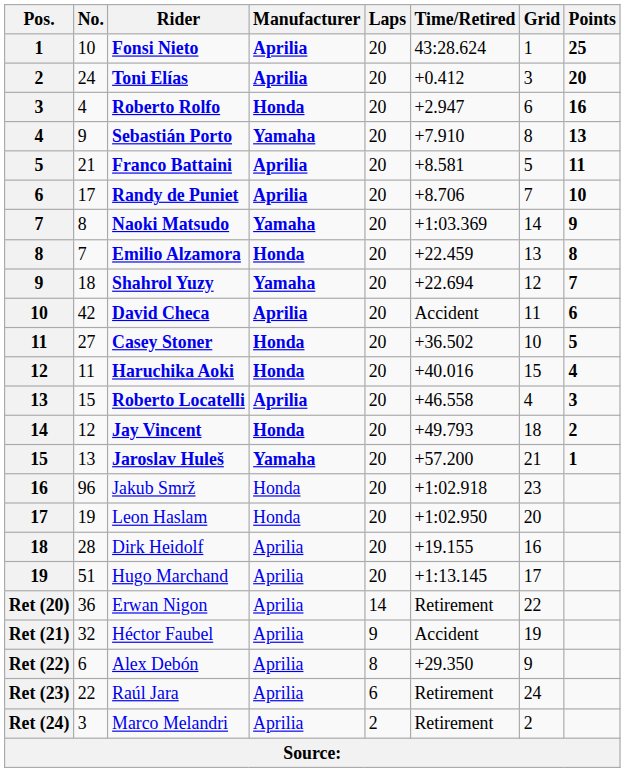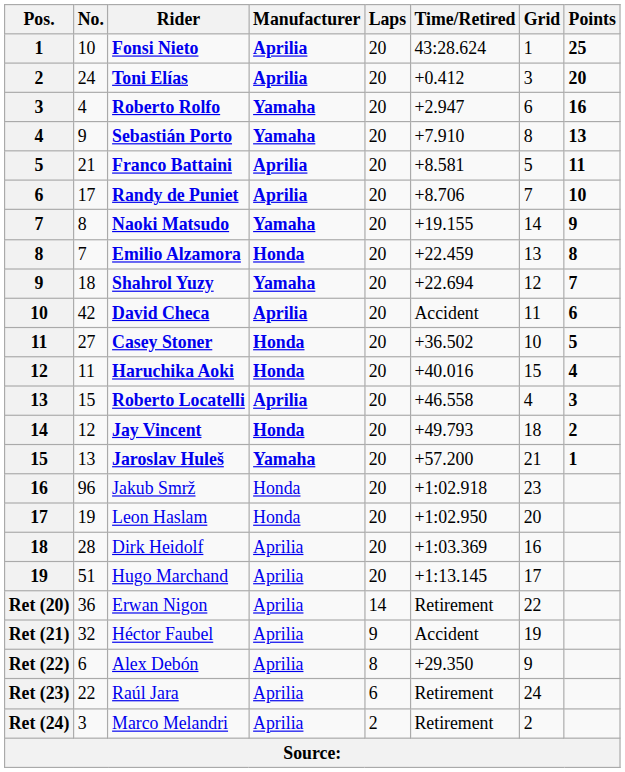(279, 107) Honda -> (284, 107) Yamaha
(451, 224) +1:03.369 -> (444, 224) +19.155
(444, 547) +19.155 -> (451, 547) +1:03.369
